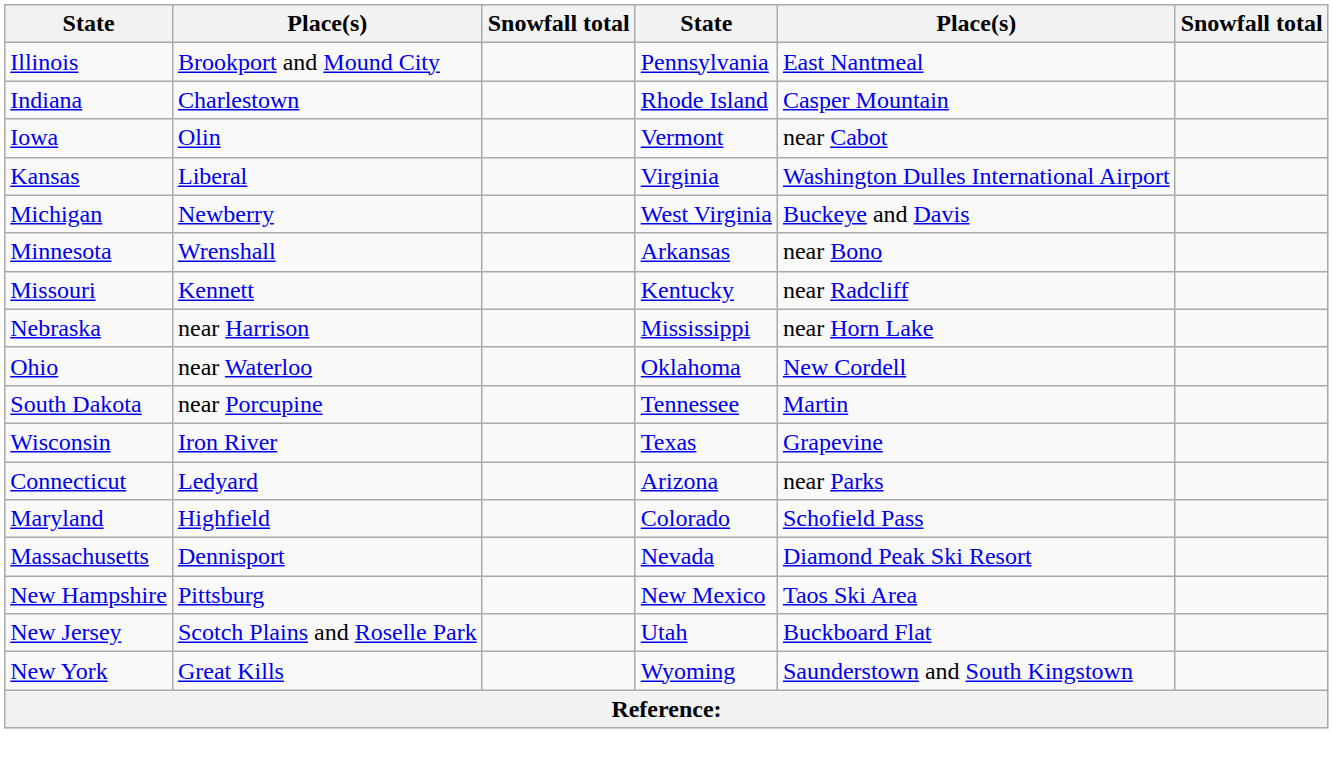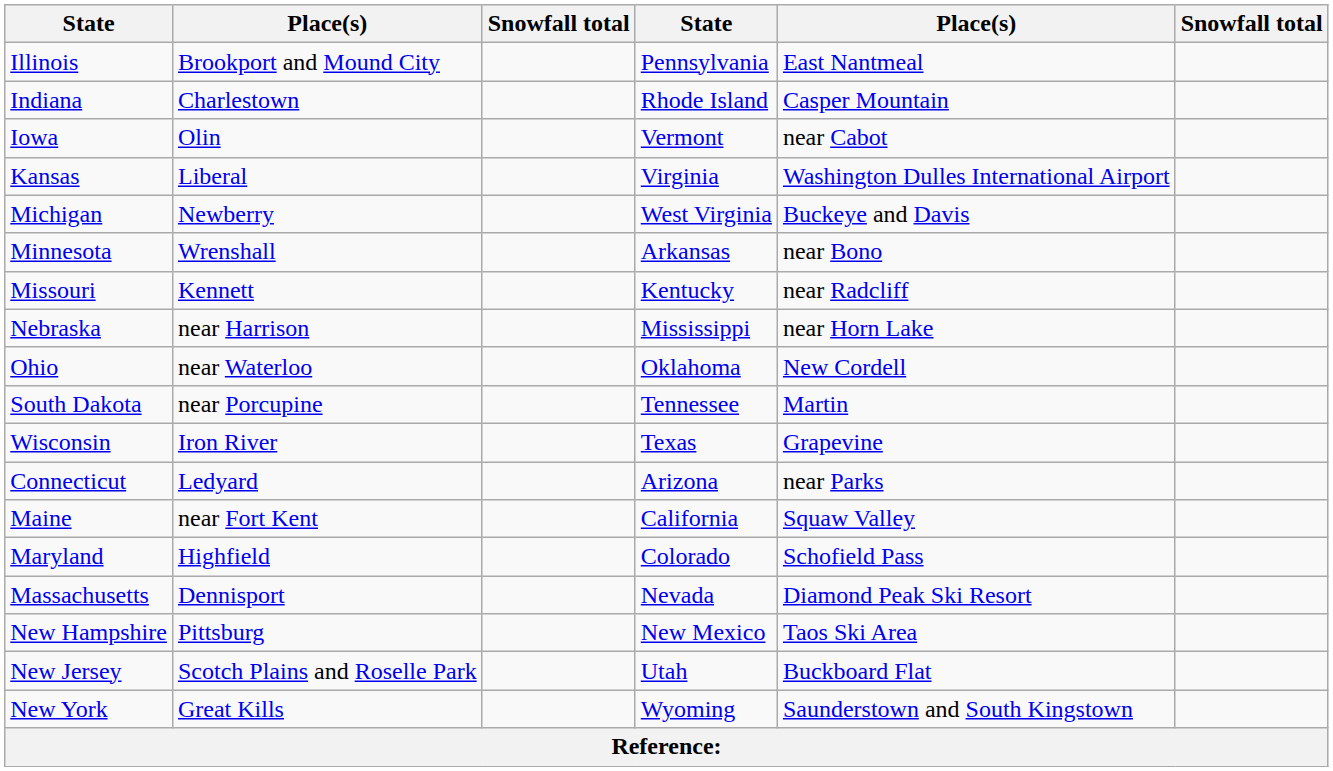+ row: (41, 518)
